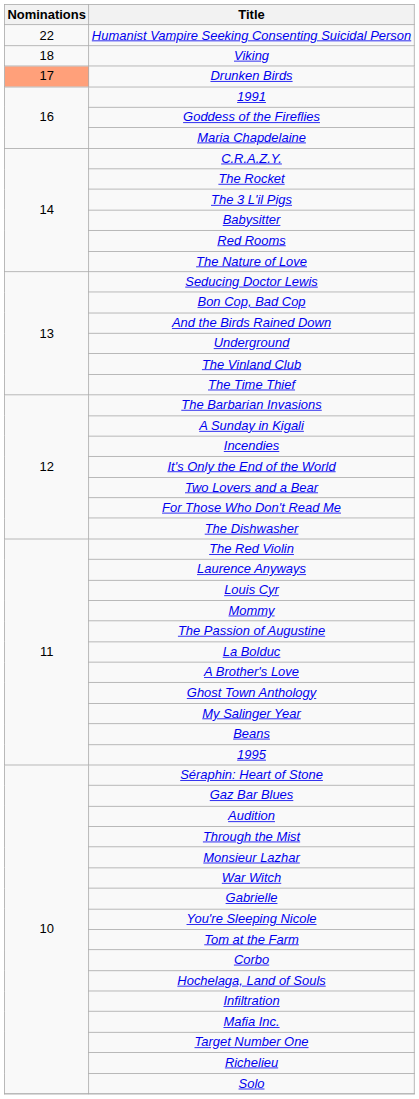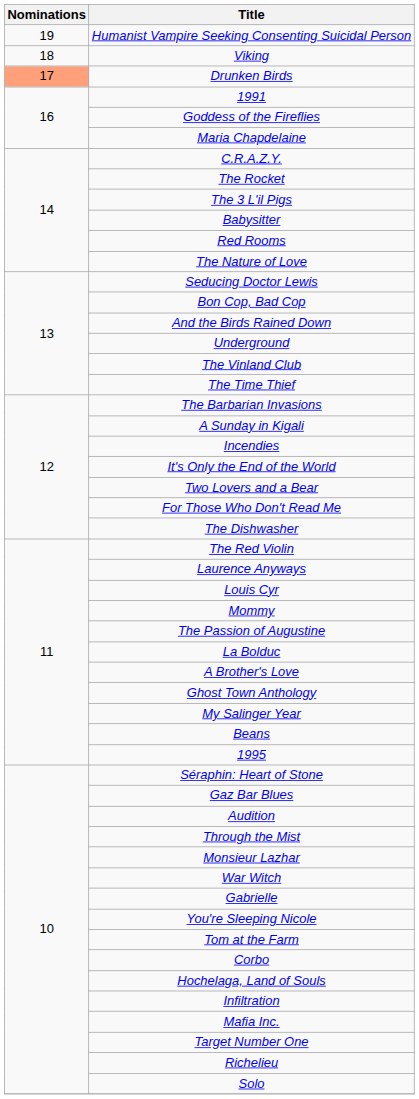(47, 35) 22 -> (47, 35) 19
